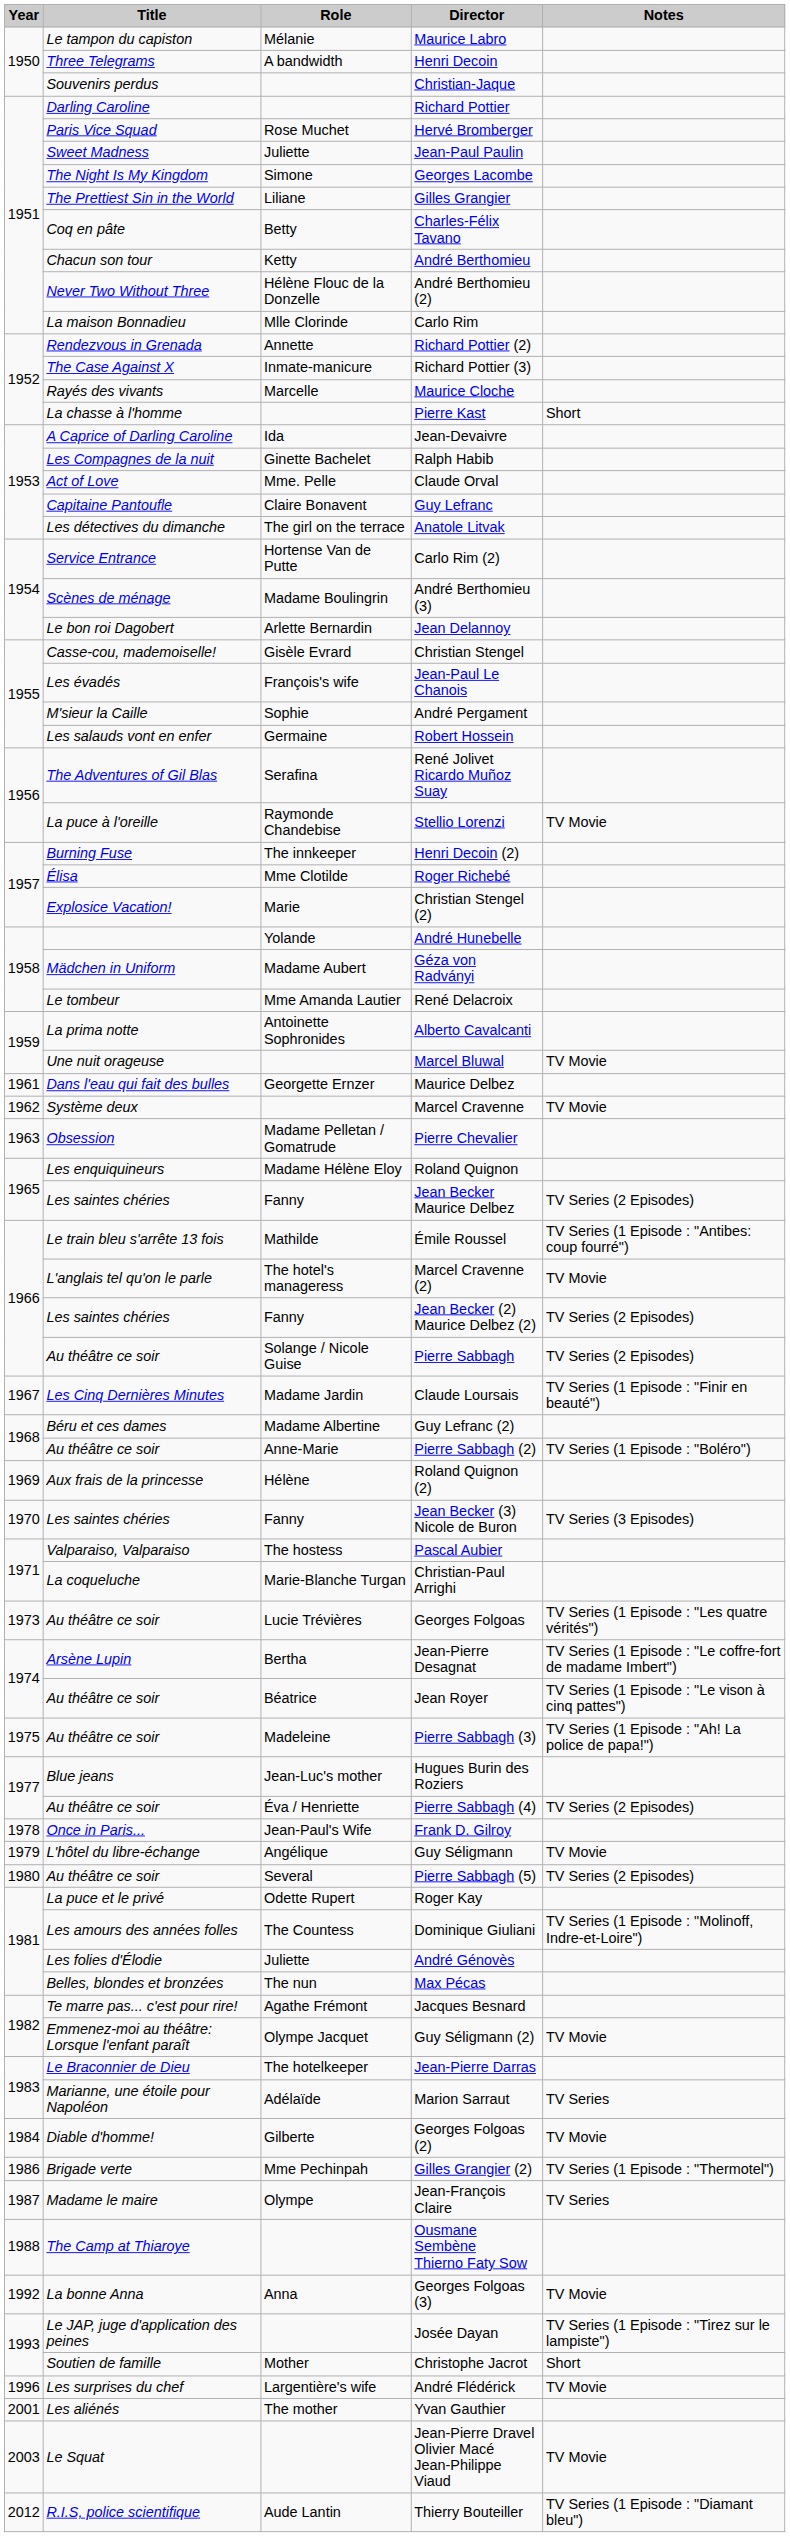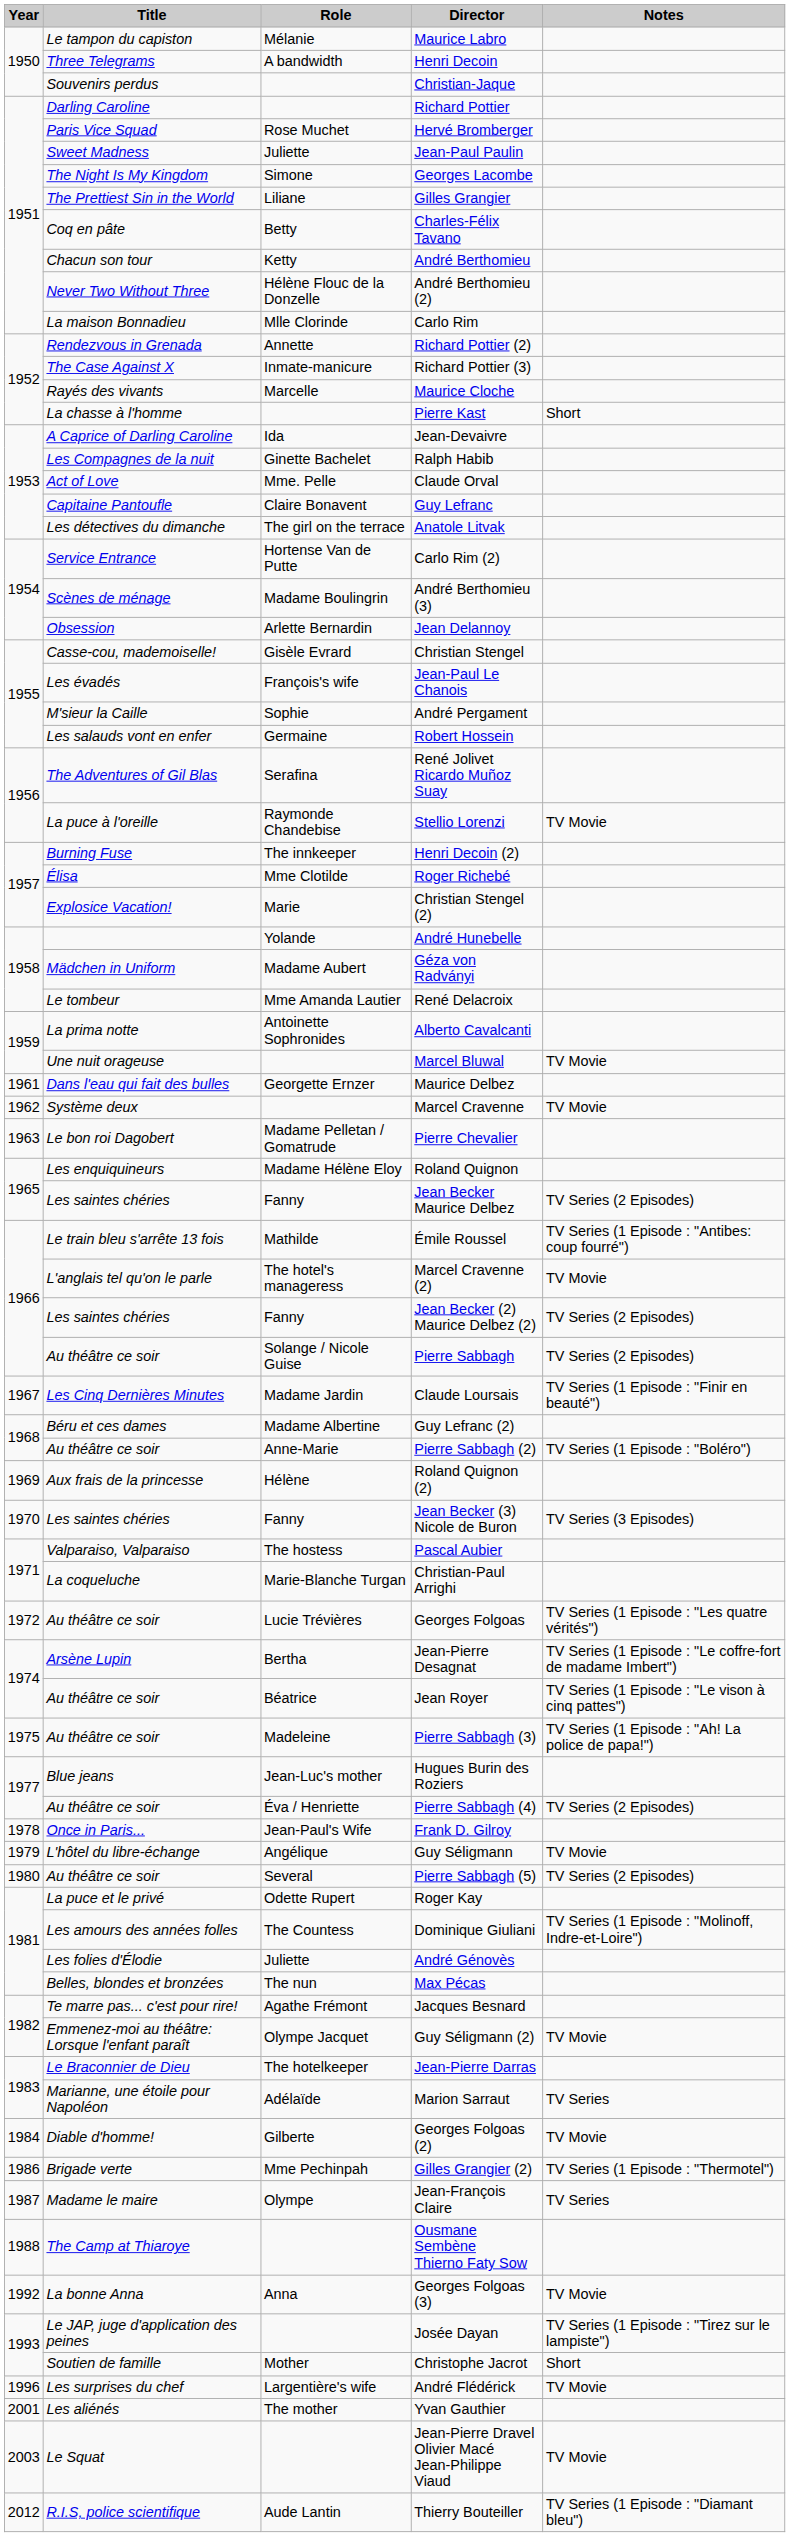(110, 628) Le bon roi Dagobert -> (80, 628) Obsession
(80, 1138) Obsession -> (110, 1138) Le bon roi Dagobert
(24, 1620) 1973 -> (24, 1620) 1972
